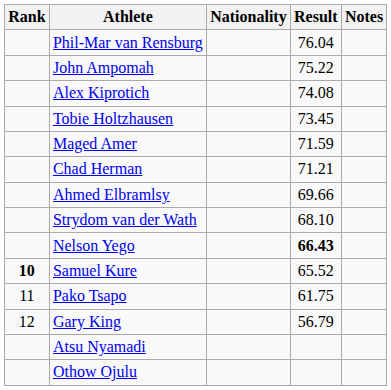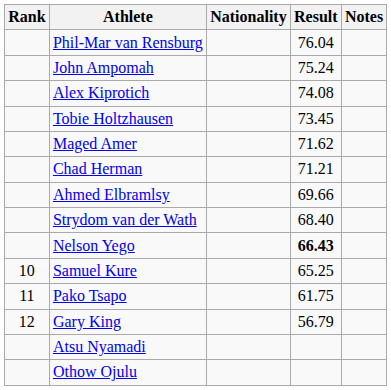(316, 67) 75.22 -> (316, 67) 75.24
(316, 144) 71.59 -> (316, 144) 71.62
(316, 220) 68.10 -> (316, 220) 68.40
(27, 270) bold -> (27, 270) normal
(316, 270) 65.52 -> (316, 270) 65.25
